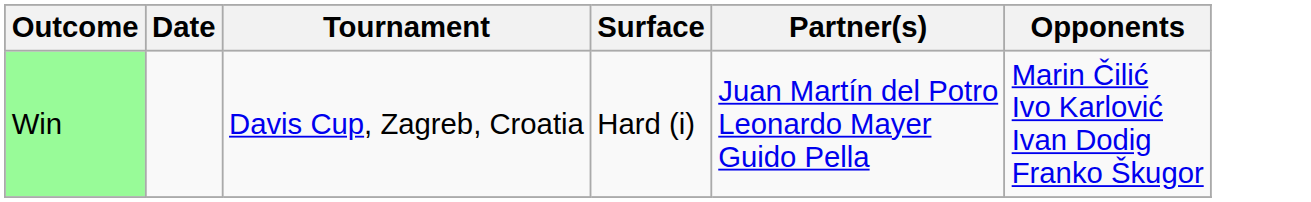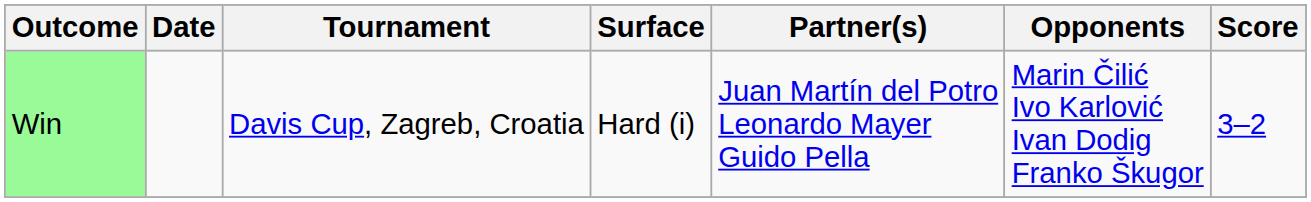+ column: (1258, 27)
